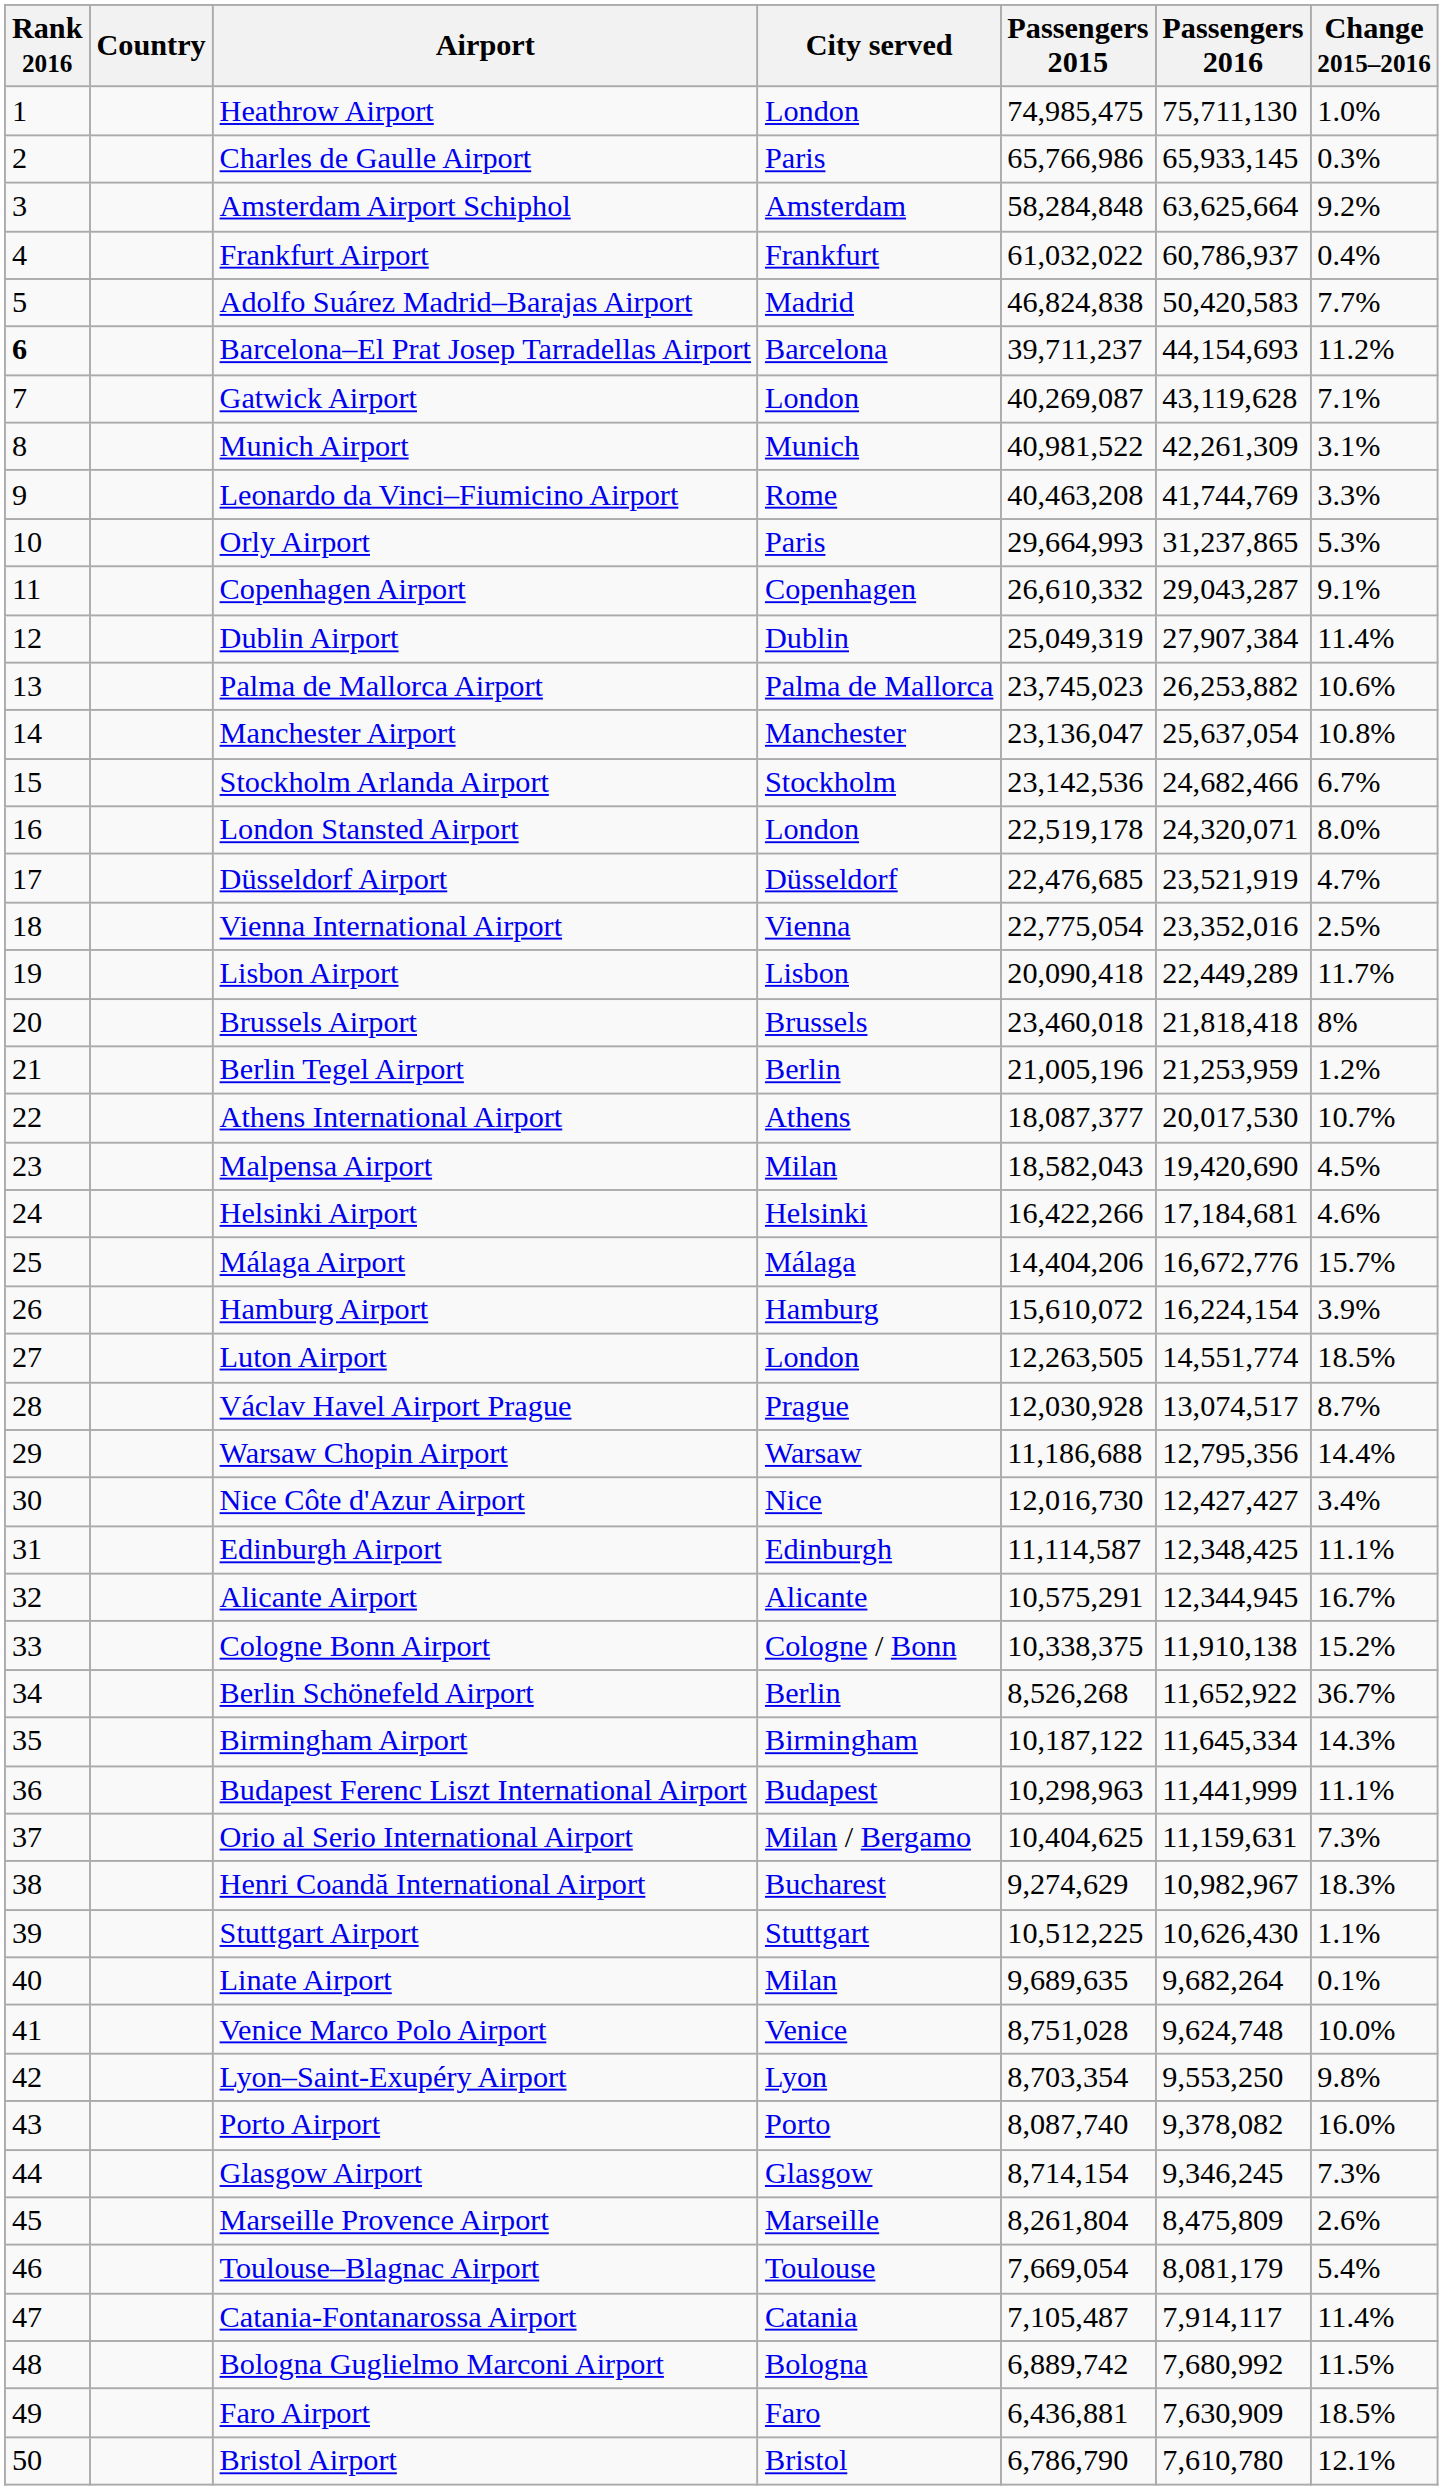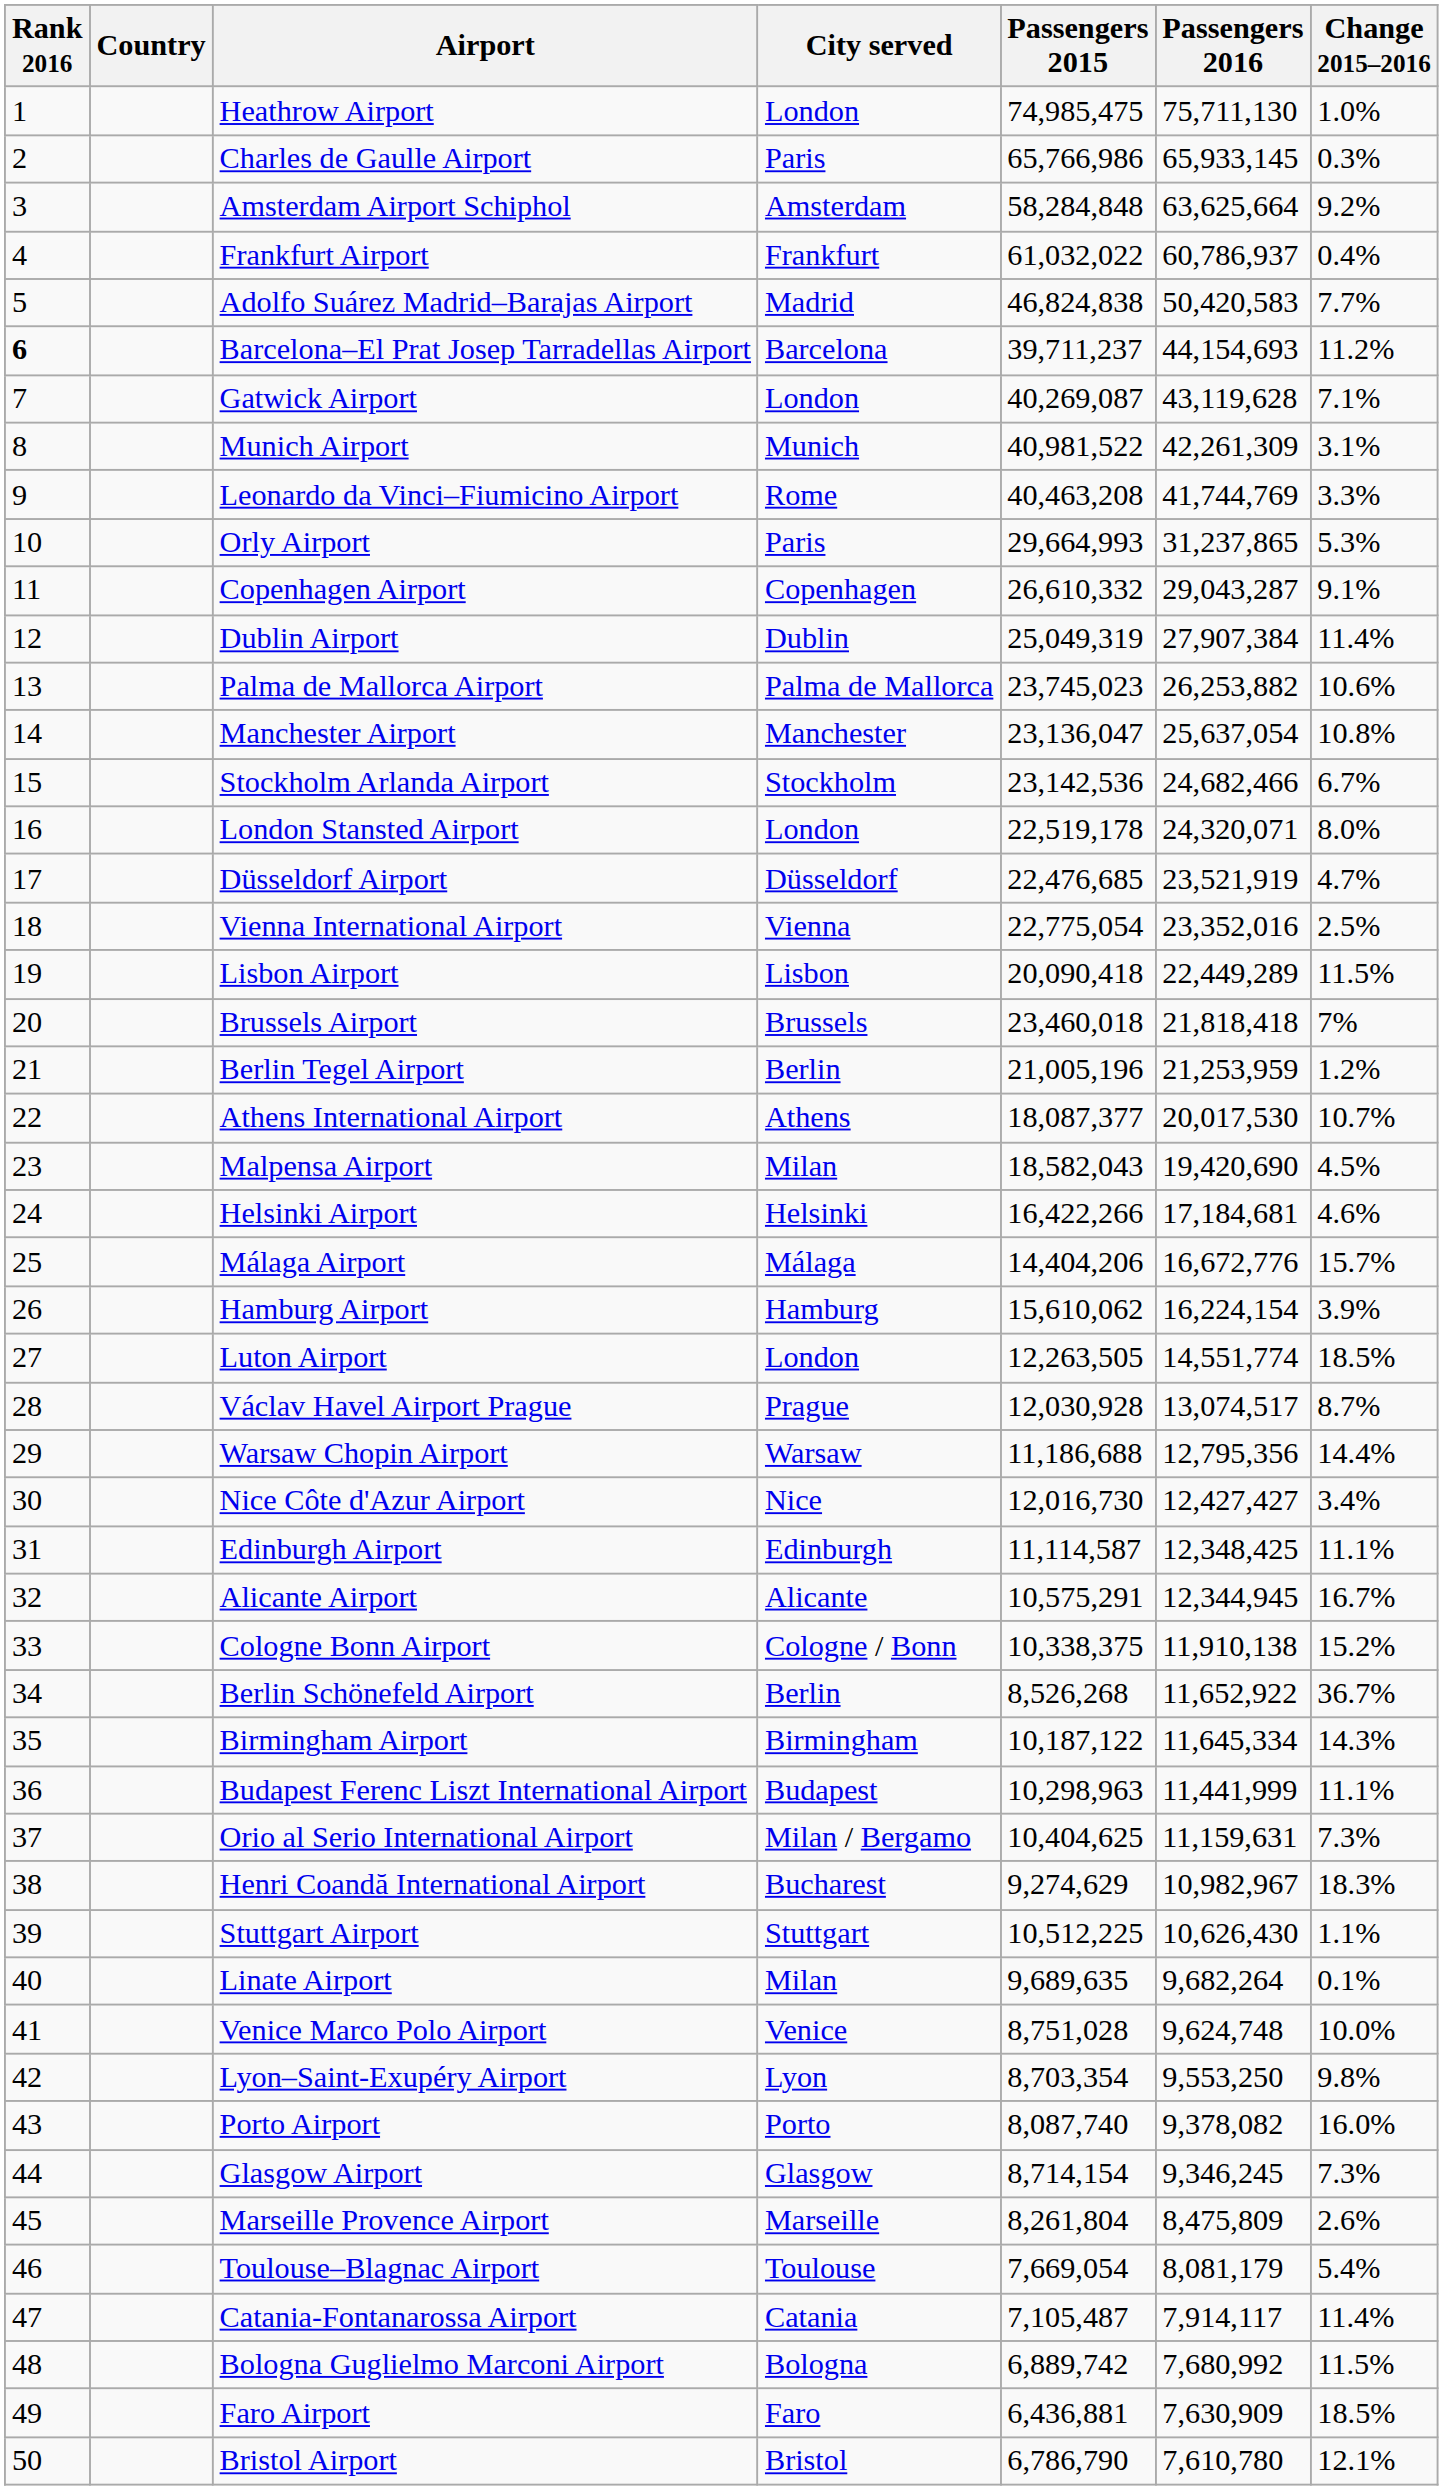(1356, 973) 11.7% -> (1356, 973) 11.5%
(1338, 1021) 8% -> (1338, 1021) 7%
(1075, 1309) 15,610,072 -> (1075, 1309) 15,610,062
